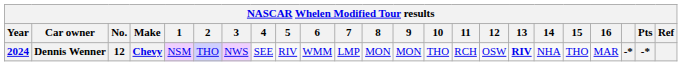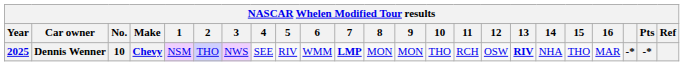(18, 51) 2024 -> (18, 51) 2025
(119, 51) 12 -> (119, 51) 10
(349, 51) normal -> (350, 51) bold
